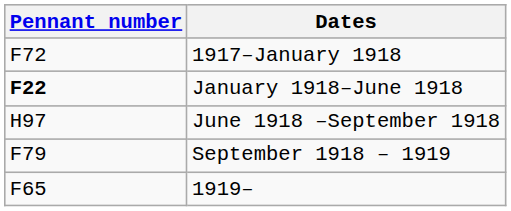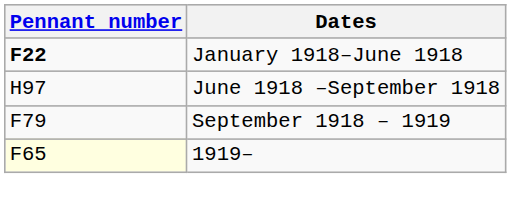- row: (297, 55)
(28, 189) no background -> (28, 155) lightyellow background
